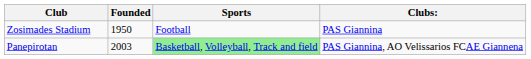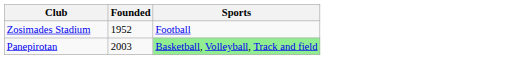- column: (423, 12)
(121, 29) 1950 -> (121, 29) 1952
